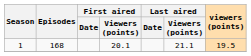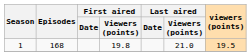(121, 45) 20.1 -> (121, 45) 19.8
(184, 45) 21.1 -> (184, 45) 21.0
